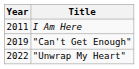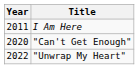(17, 41) 2019 -> (17, 41) 2020
